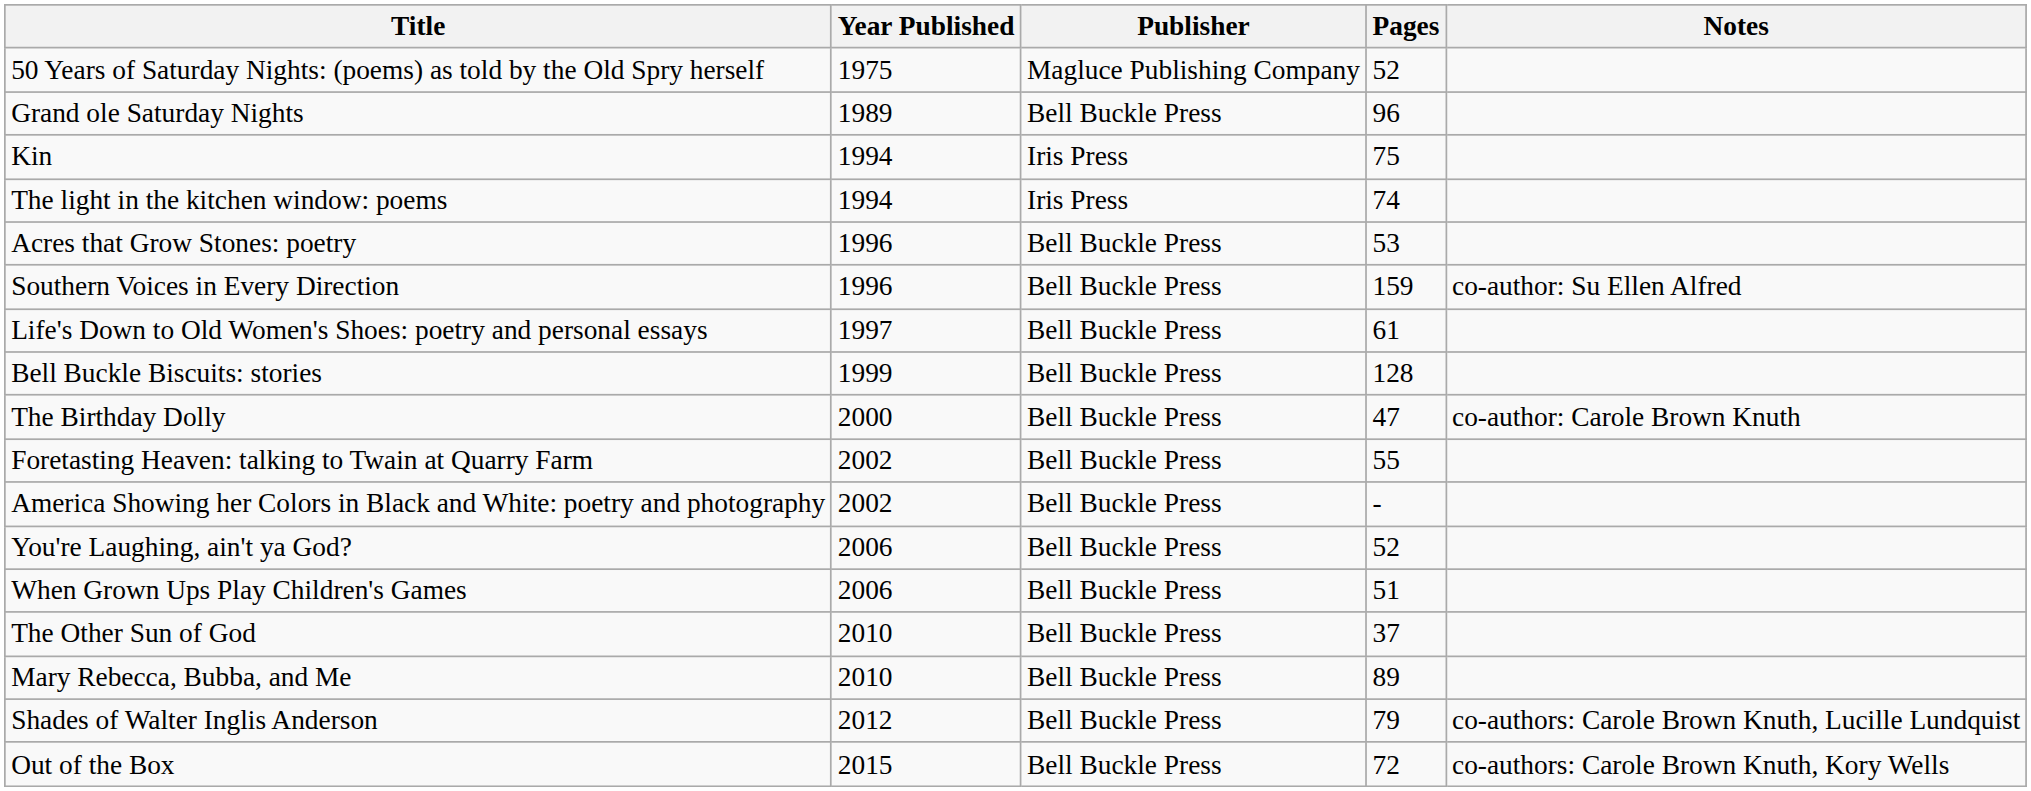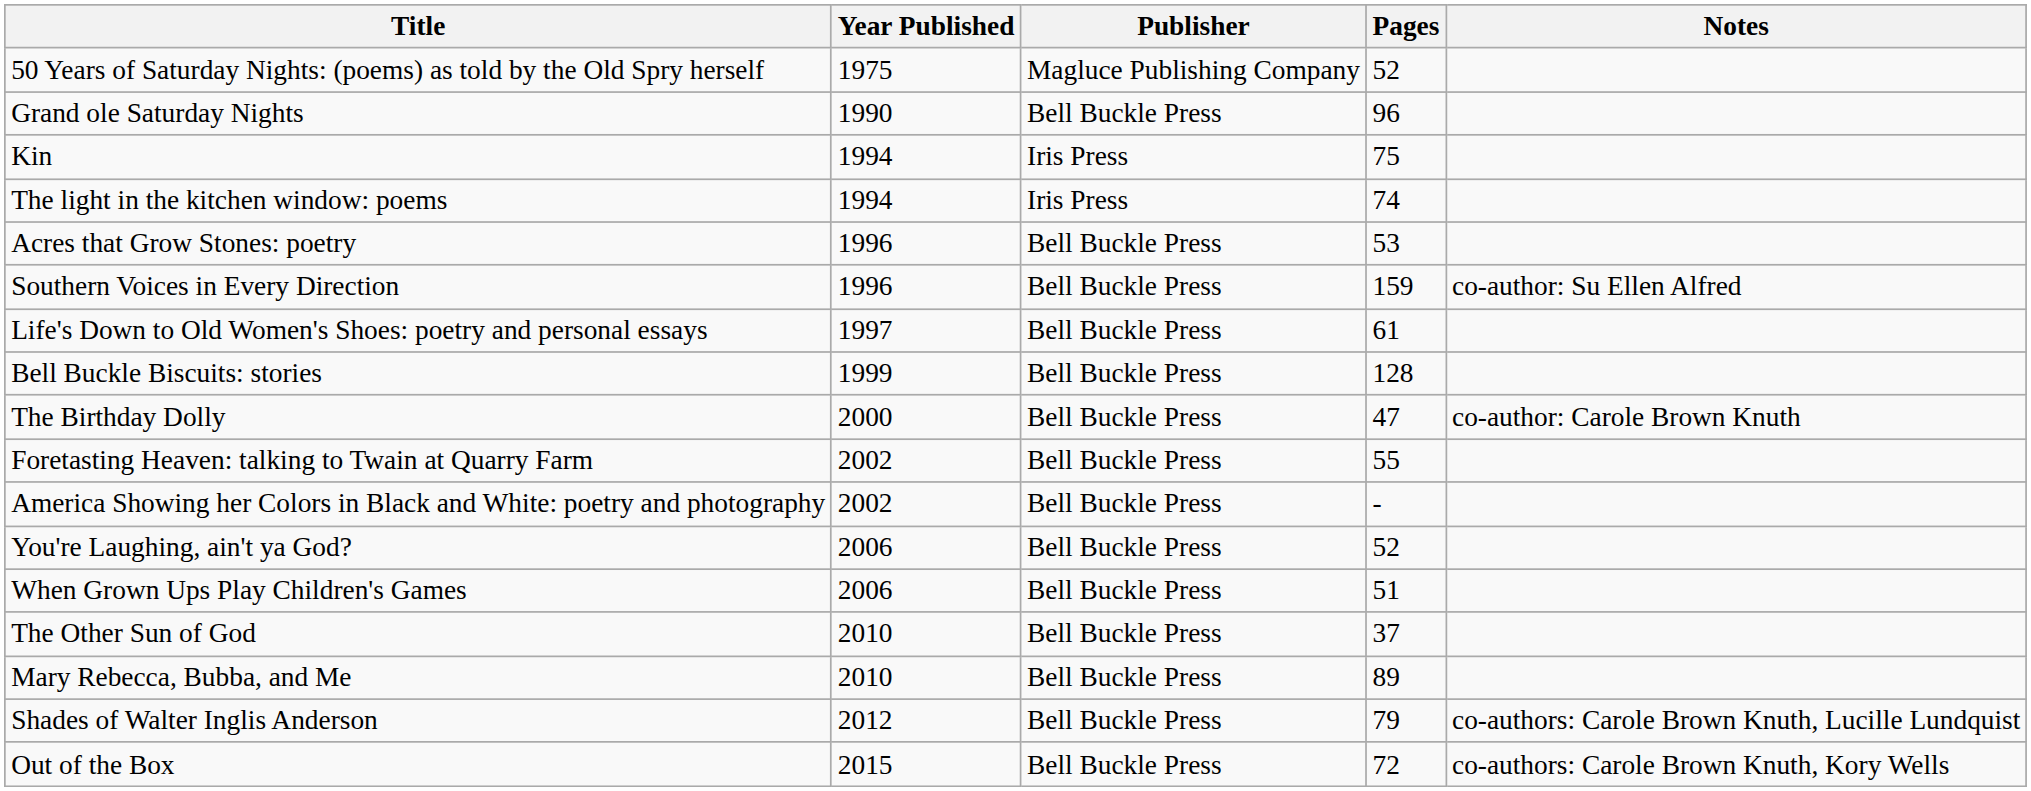(865, 112) 1989 -> (865, 112) 1990
